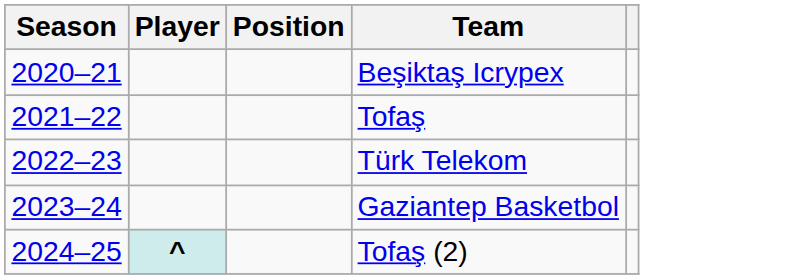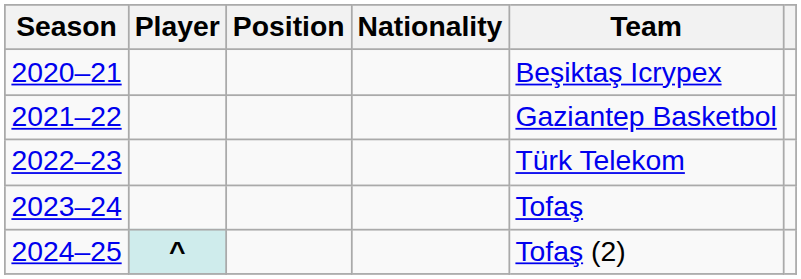+ column: (430, 26)
(391, 116) Tofaş -> (646, 116) Gaziantep Basketbol
(488, 206) Gaziantep Basketbol -> (549, 206) Tofaş
